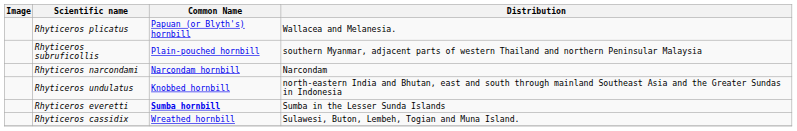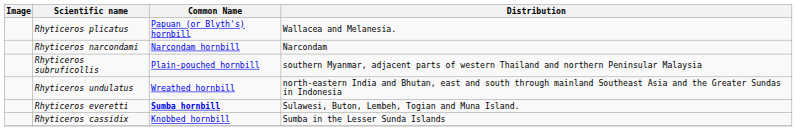rows swapped: (87, 70) <-> (67, 52)
(191, 88) Knobbed hornbill -> (193, 88) Wreathed hornbill
(364, 106) Sumba in the Lesser Sunda Islands -> (401, 106) Sulawesi, Buton, Lembeh, Togian and Muna Island.
(193, 119) Wreathed hornbill -> (191, 119) Knobbed hornbill
(401, 119) Sulawesi, Buton, Lembeh, Togian and Muna Island. -> (364, 119) Sumba in the Lesser Sunda Islands
